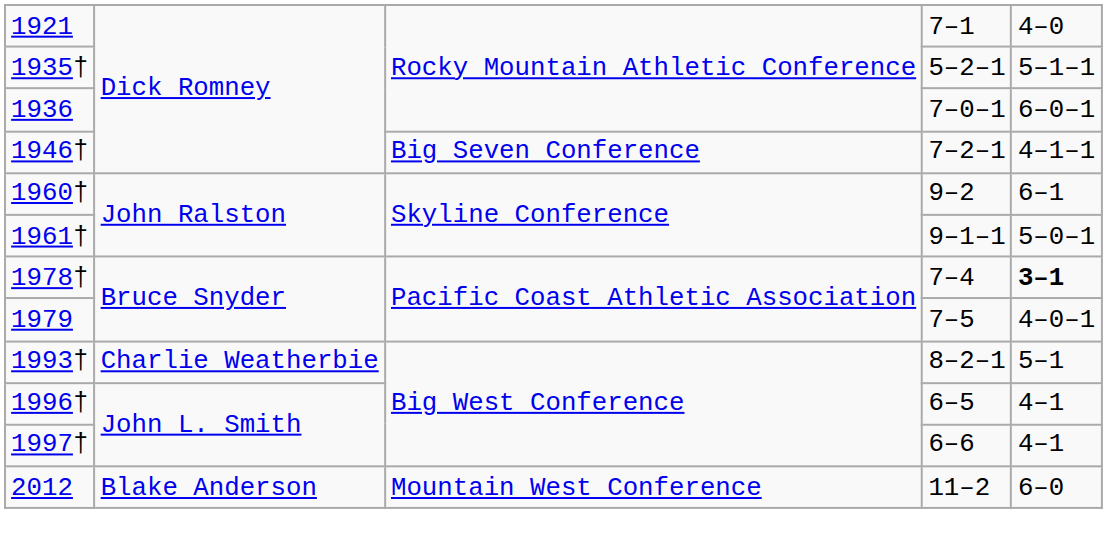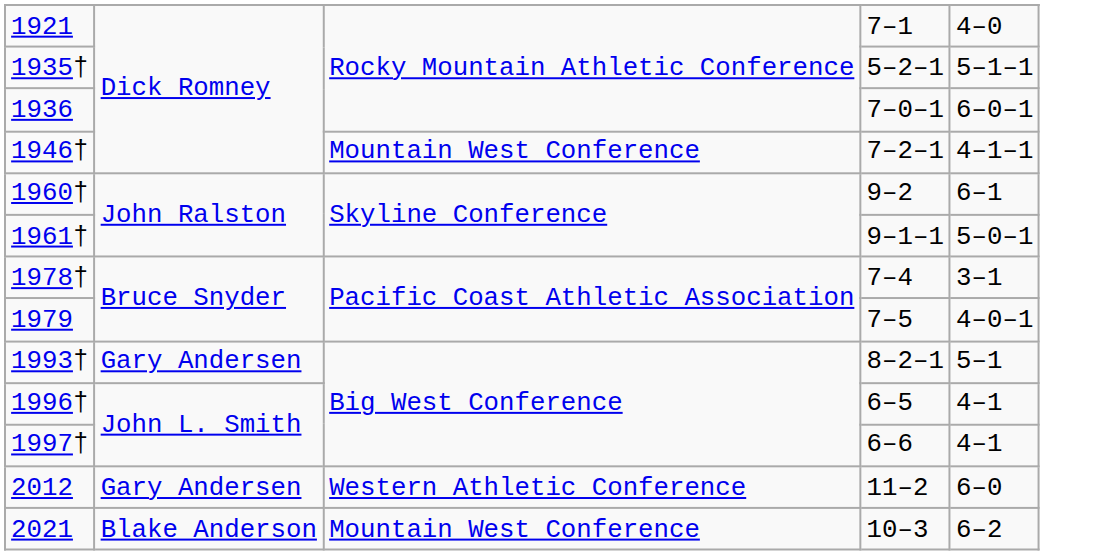(545, 152) Big Seven Conference -> (515, 152) Mountain West Conference
(1041, 278) bold -> (979, 278) normal
(240, 362) Charlie Weatherbie -> (201, 362) Gary Andersen
(209, 487) Blake Anderson -> (201, 487) Gary Andersen
(576, 487) Mountain West Conference -> (538, 487) Western Athletic Conference
+ row: (42, 529)
